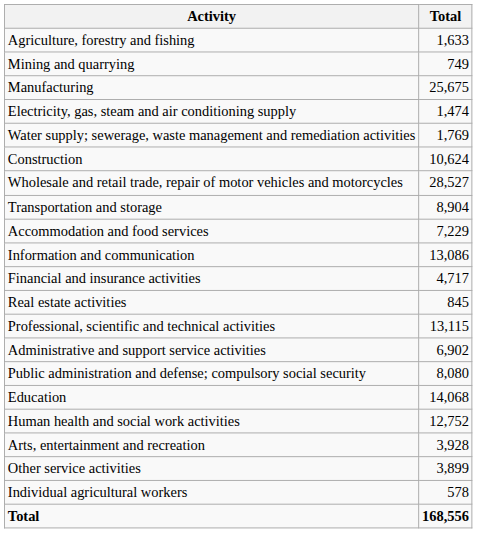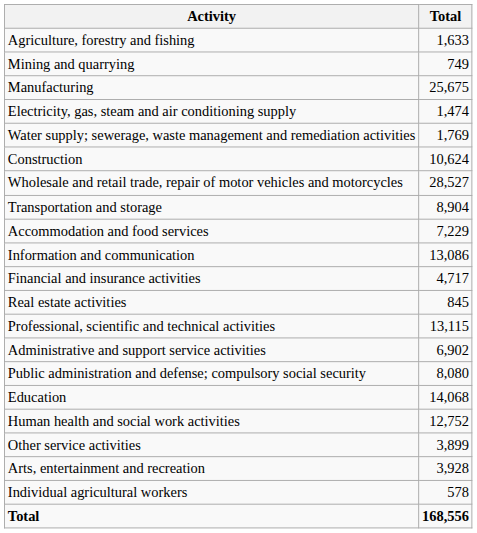rows swapped: (106, 445) <-> (74, 468)
